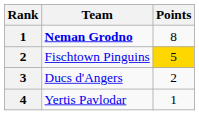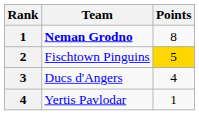(174, 78) 2 -> (174, 78) 4
